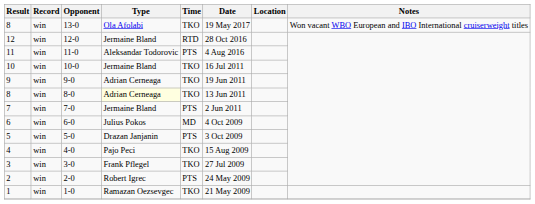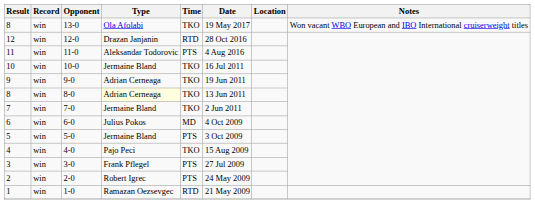(130, 38) Jermaine Bland -> (131, 38) Drazan Janjanin
(190, 108) PTS -> (191, 108) TKO
(131, 136) Drazan Janjanin -> (130, 136) Jermaine Bland
(191, 164) TKO -> (190, 164) PTS
(191, 191) TKO -> (191, 191) RTD
